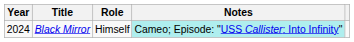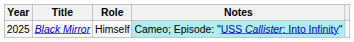(18, 29) 2024 -> (18, 29) 2025
